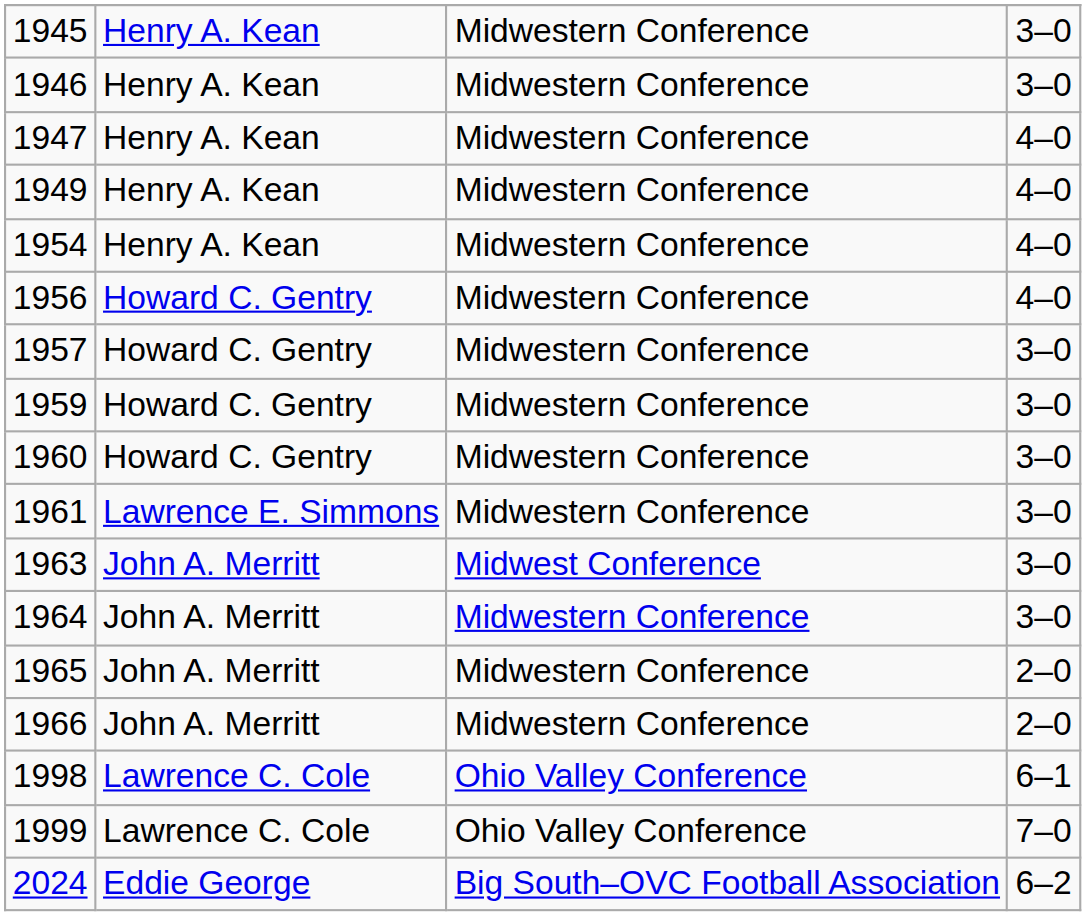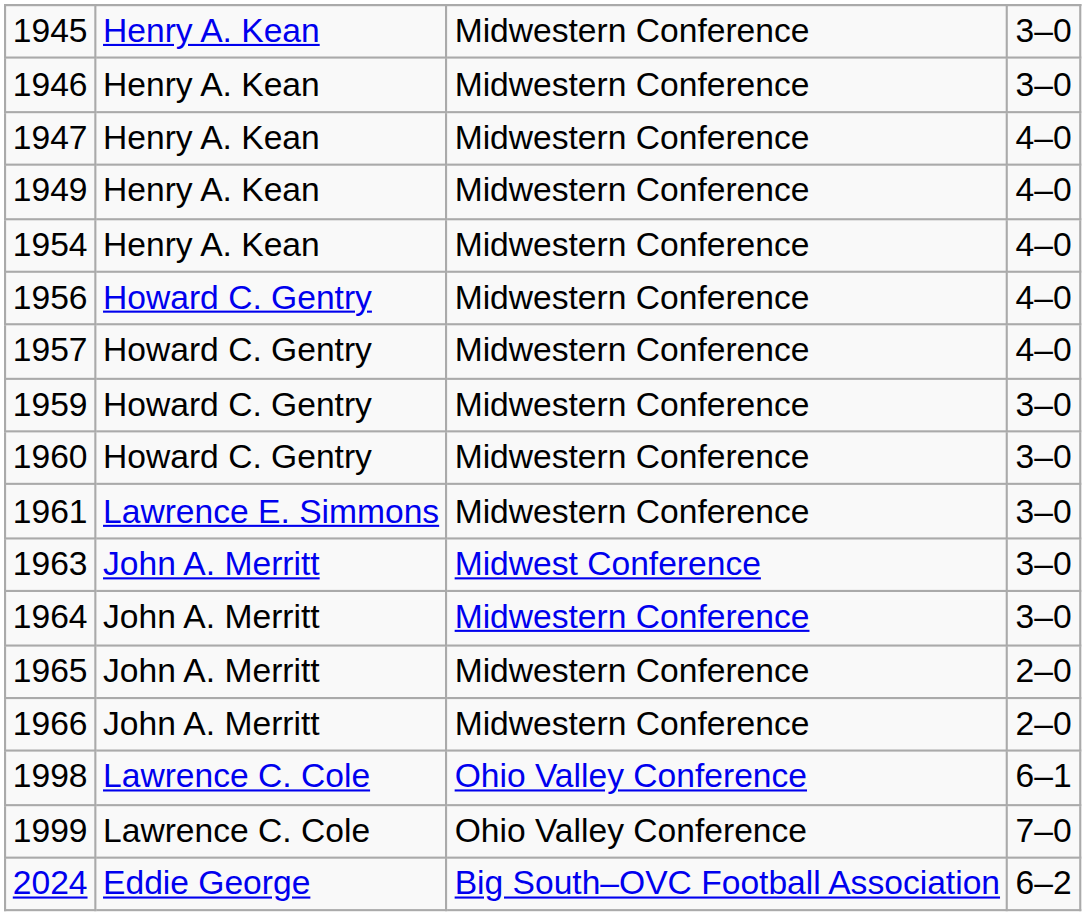(1044, 350) 3–0 -> (1044, 350) 4–0
